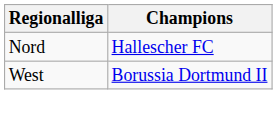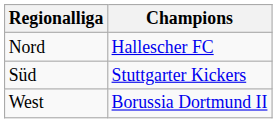+ row: (22, 74)
